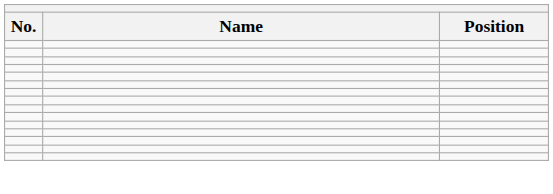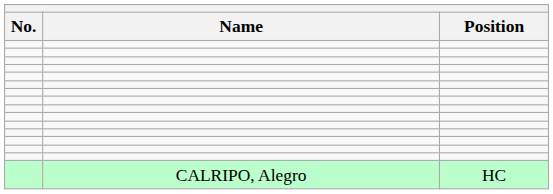+ row: (241, 174)
